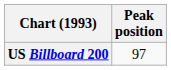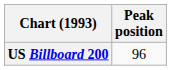(139, 53) 97 -> (139, 53) 96
